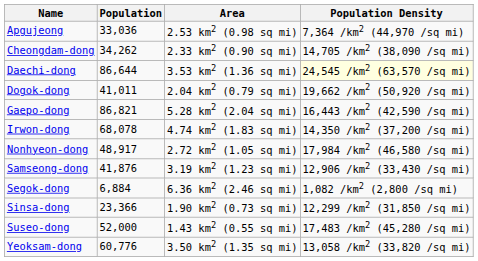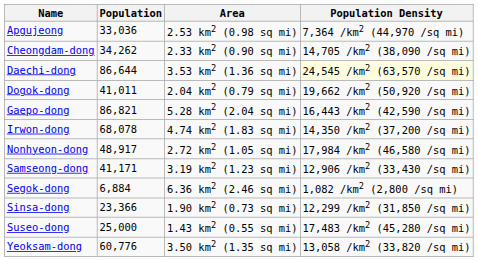(118, 168) 41,876 -> (118, 168) 41,171
(118, 227) 52,000 -> (118, 227) 25,000
